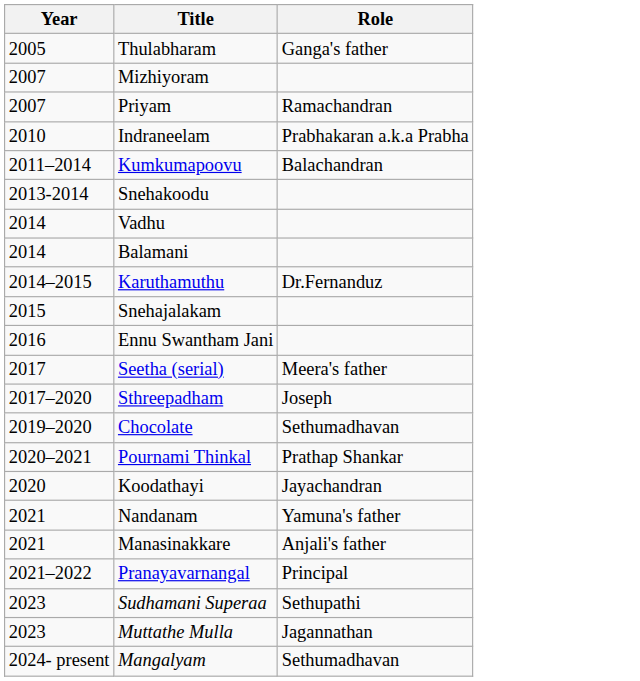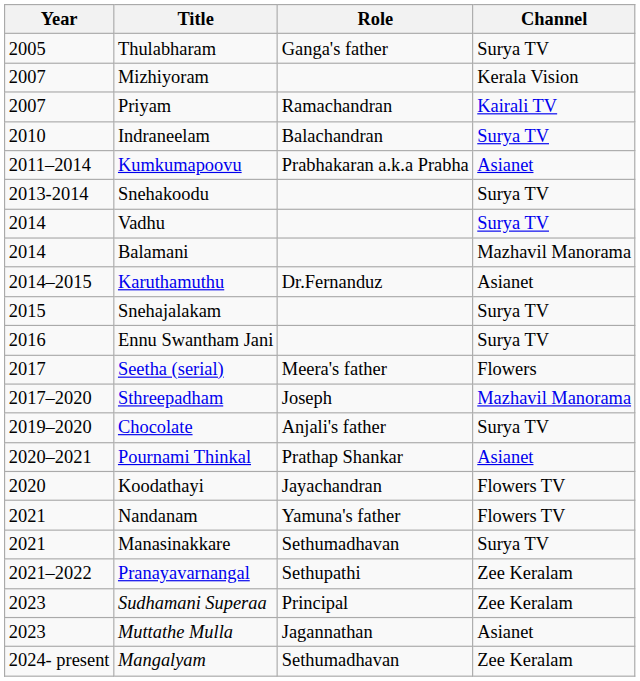+ column: (554, 19)
(375, 135) Prabhakaran a.k.a Prabha -> (332, 135) Balachandran
(332, 164) Balachandran -> (375, 164) Prabhakaran a.k.a Prabha
(341, 427) Sethumadhavan -> (334, 427) Anjali's father
(334, 544) Anjali's father -> (341, 544) Sethumadhavan
(315, 573) Principal -> (321, 573) Sethupathi
(321, 602) Sethupathi -> (315, 602) Principal
